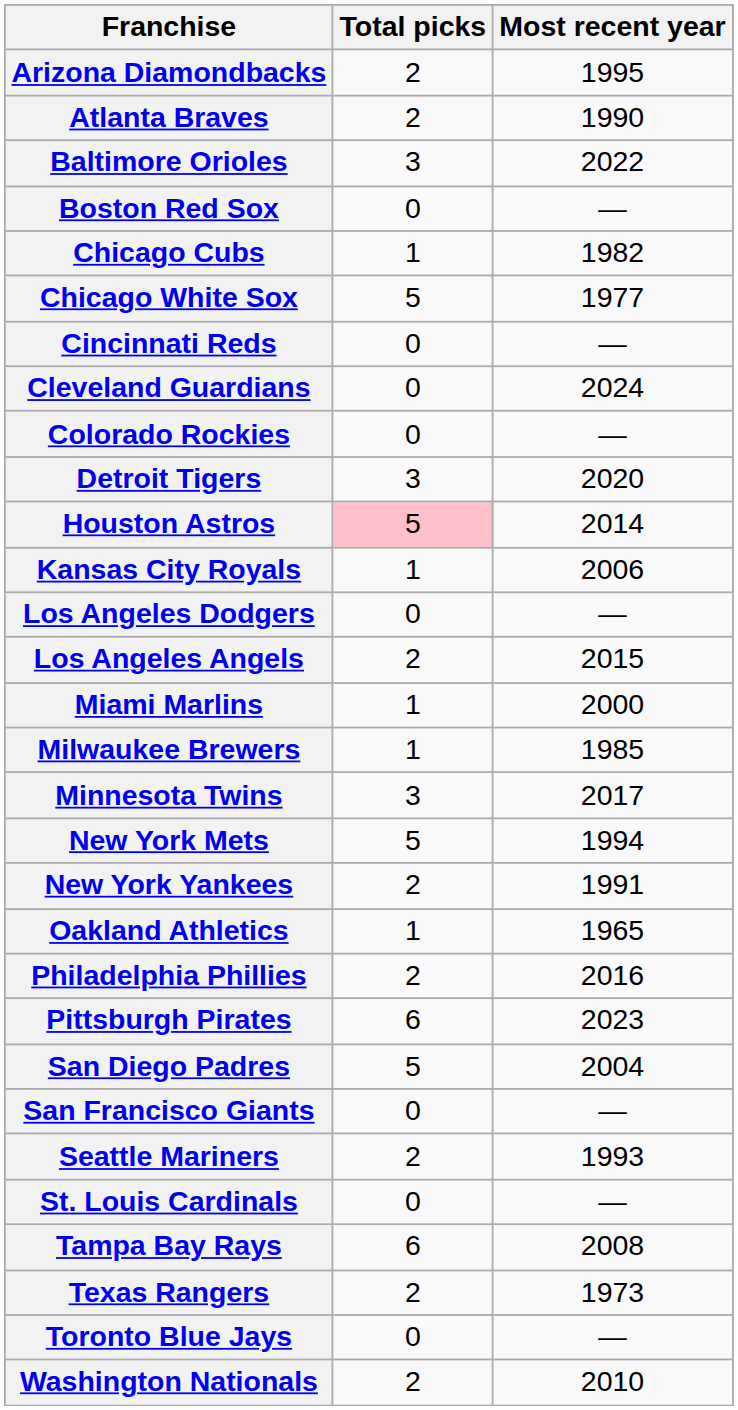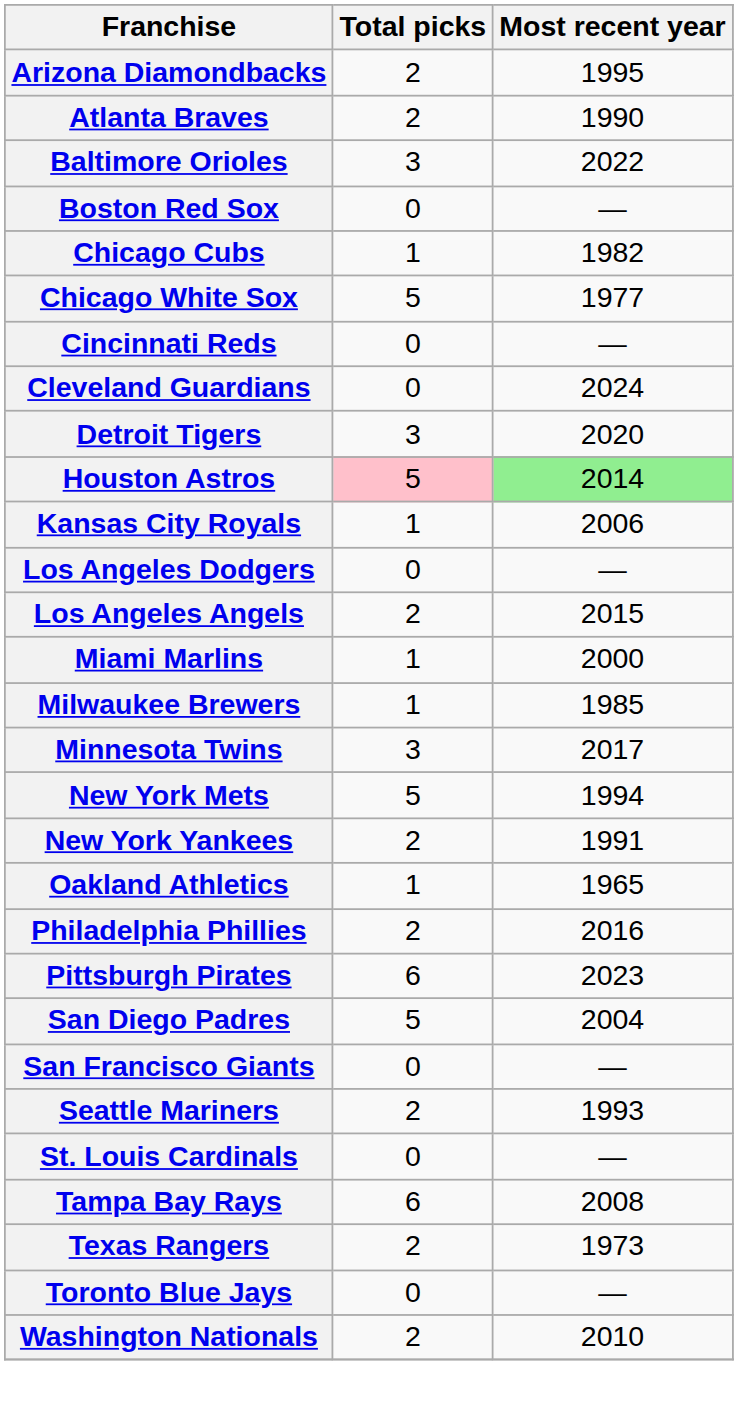- row: (169, 433)
(612, 523) no background -> (612, 478) lightgreen background
